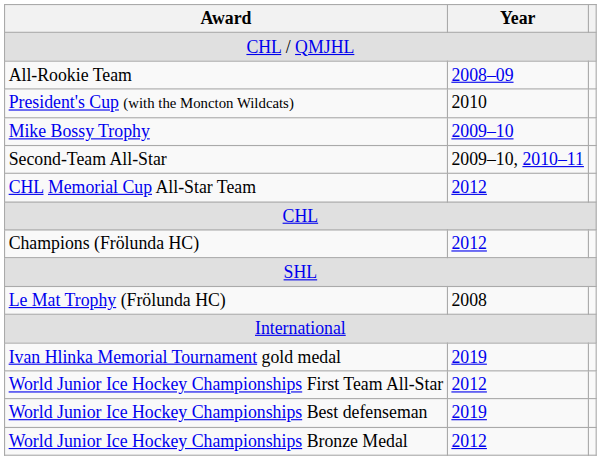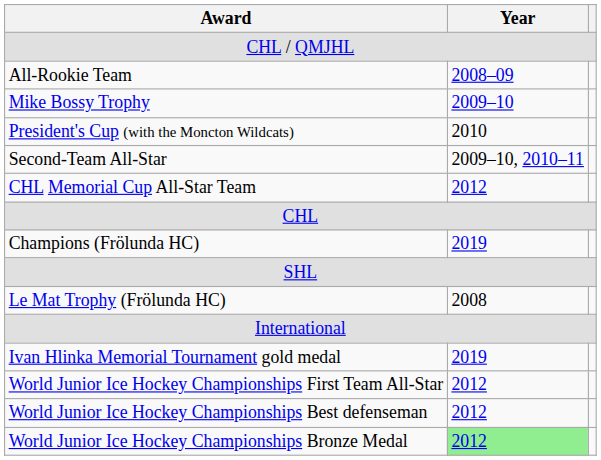rows swapped: (79, 131) <-> (151, 103)
(469, 243) 2012 -> (469, 243) 2019
(469, 412) 2019 -> (469, 412) 2012
(469, 441) no background -> (469, 441) lightgreen background
